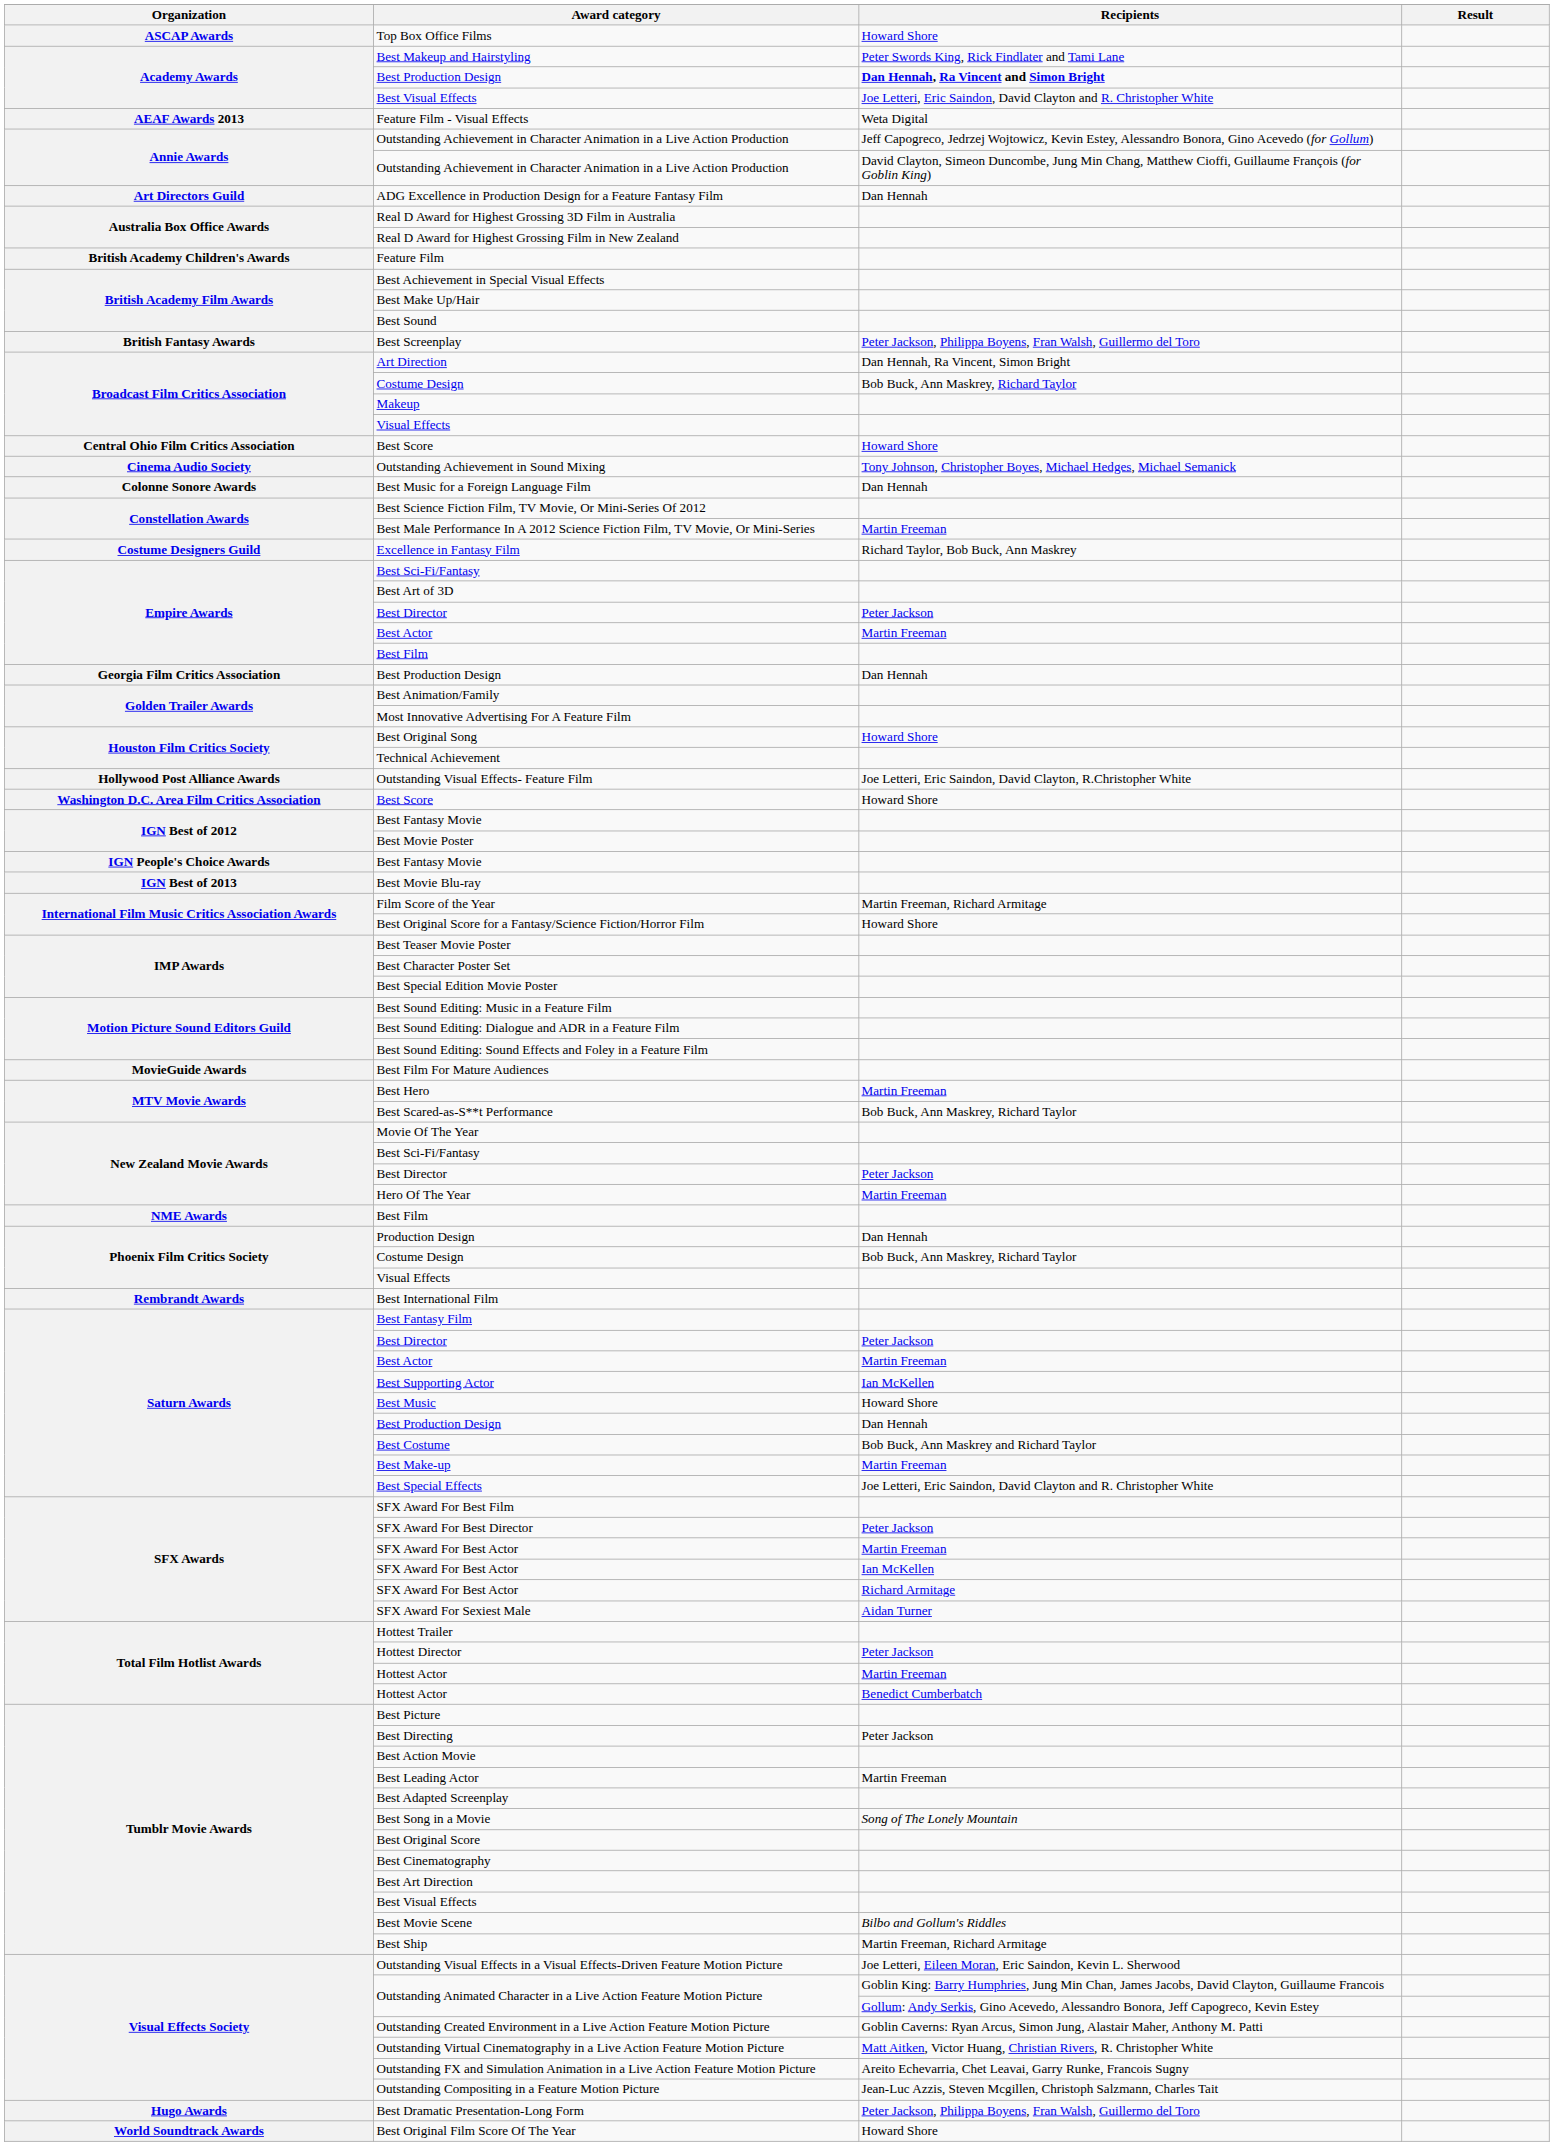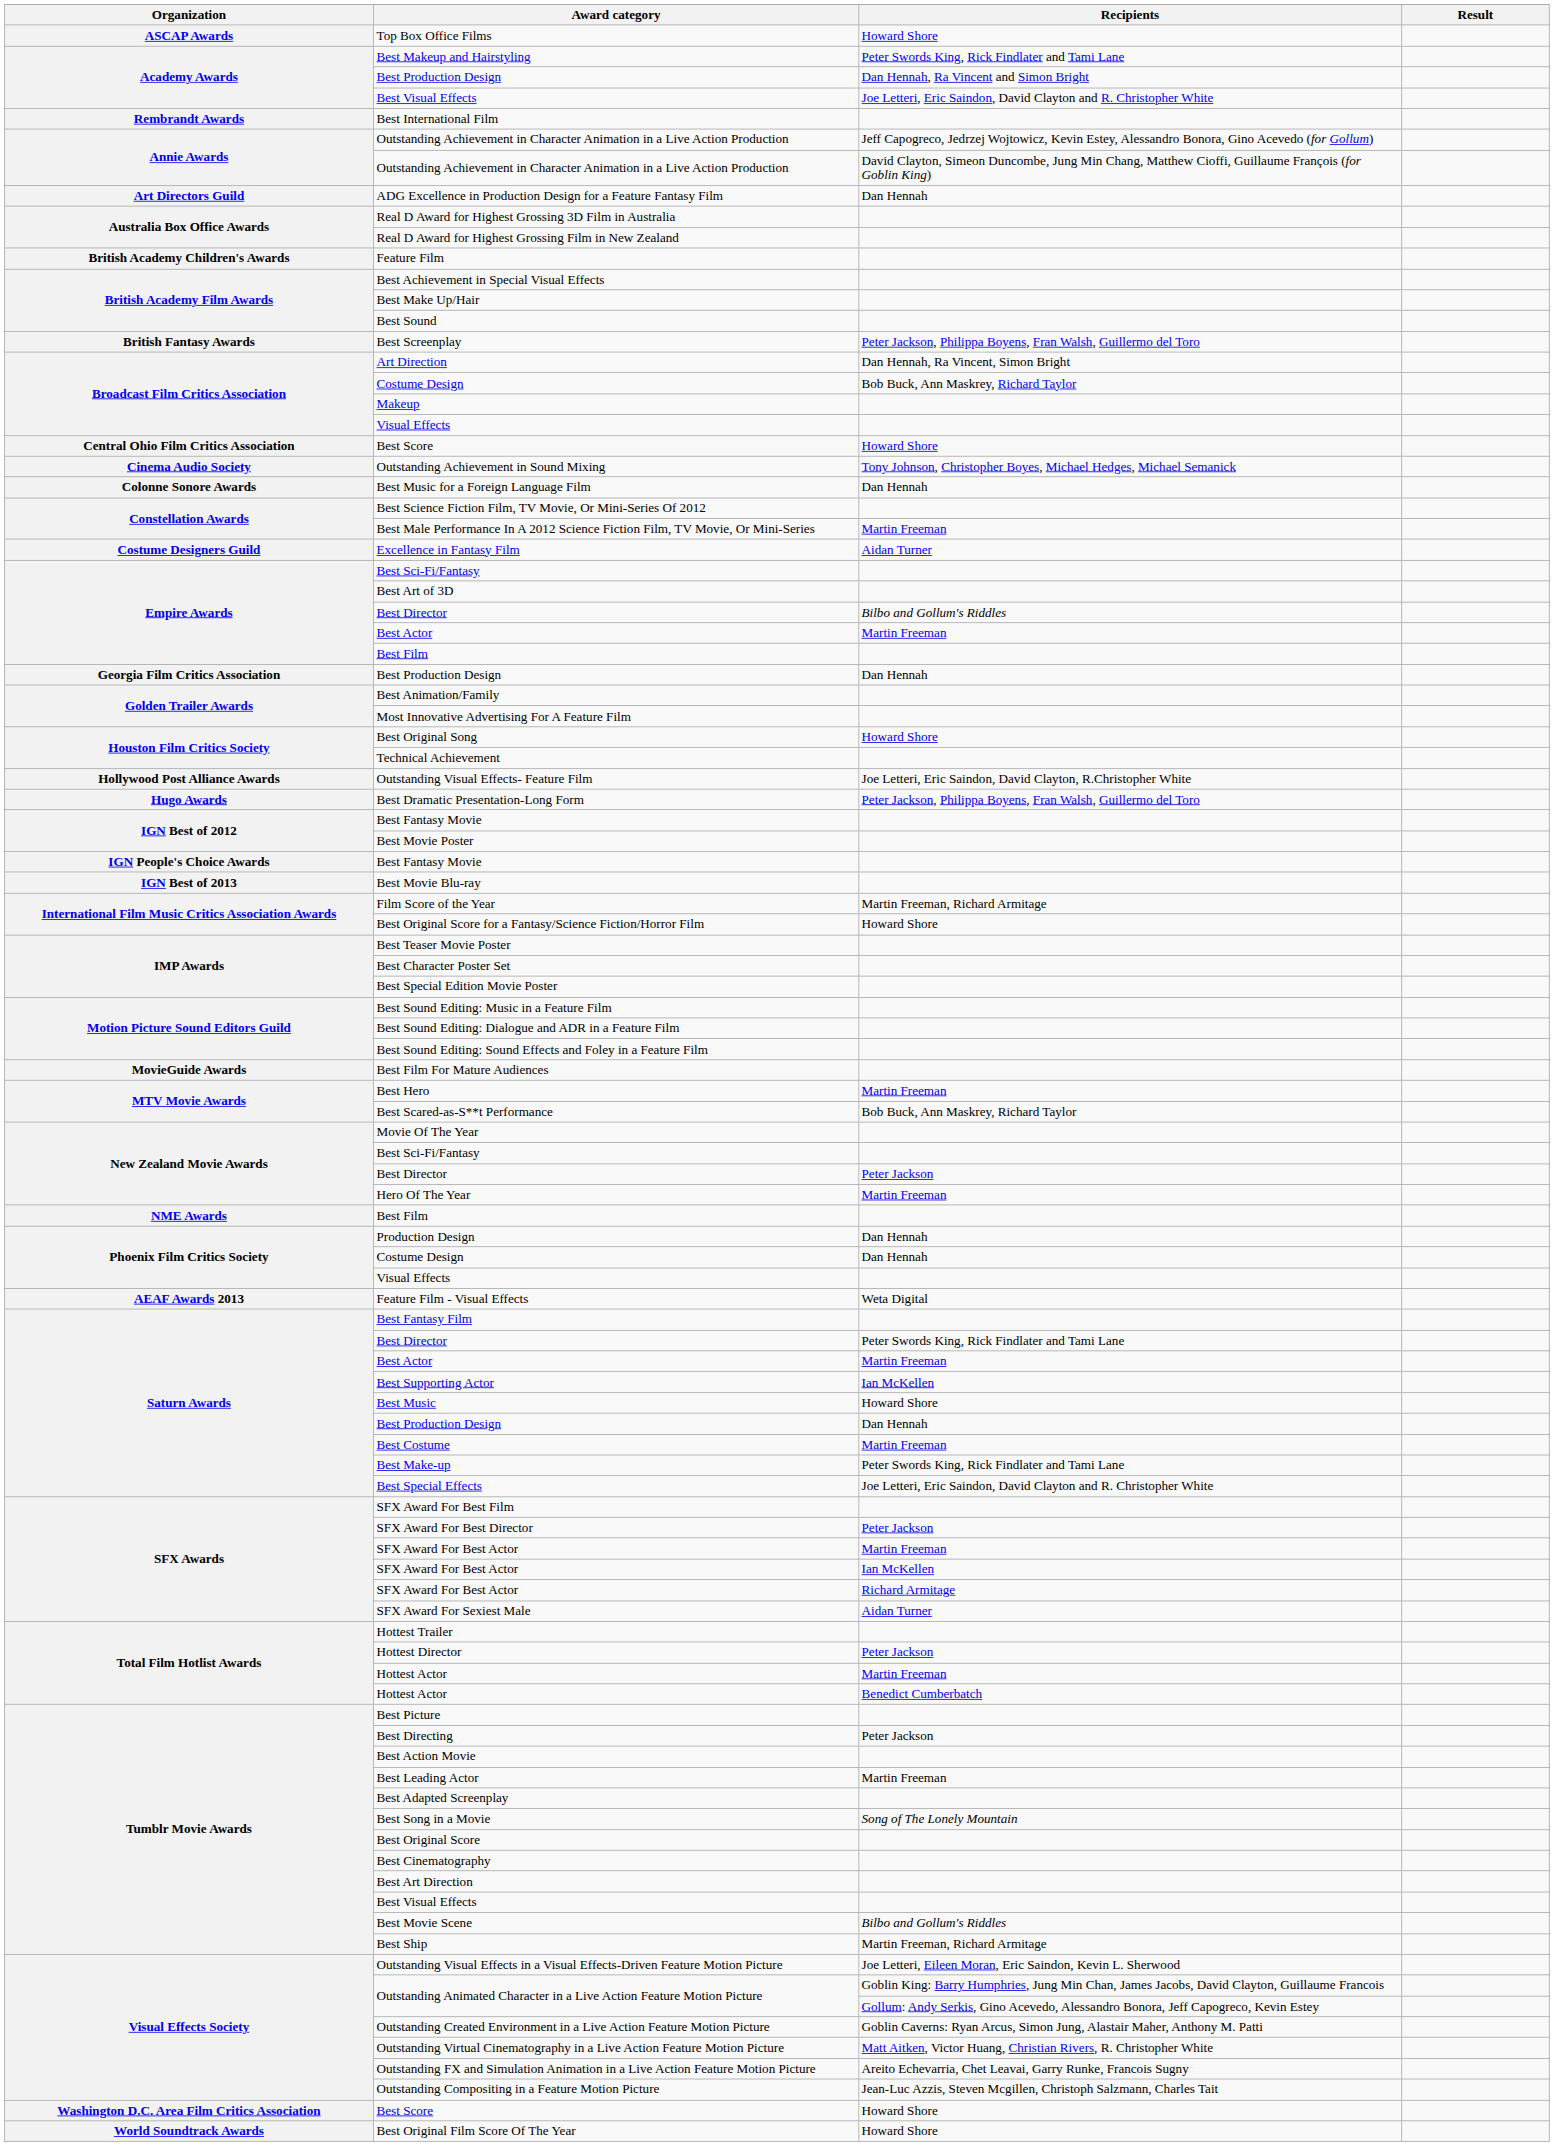(983, 77) bold -> (975, 77) normal
rows swapped: (189, 118) <-> (189, 1298)
(969, 549) Richard Taylor, Bob Buck, Ann Maskrey -> (897, 549) Aidan Turner
(897, 612) Peter Jackson -> (934, 612) Bilbo and Gollum's Riddles
rows swapped: (189, 2110) <-> (189, 799)
(969, 1257) Bob Buck, Ann Maskrey, Richard Taylor -> (895, 1257) Dan Hennah
(897, 1340) Peter Jackson -> (993, 1340) Peter Swords King, Rick Findlater and Tami Lane
(979, 1444) Bob Buck, Ann Maskrey and Richard Taylor -> (904, 1444) Martin Freeman
(904, 1465) Martin Freeman -> (993, 1465) Peter Swords King, Rick Findlater and Tami Lane
